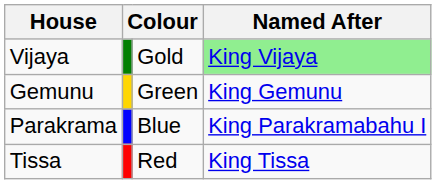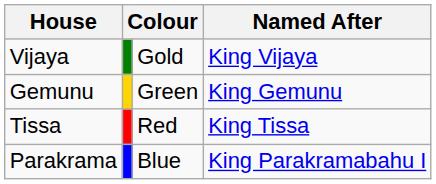(263, 56) lightgreen background -> (263, 56) no background
rows swapped: (36, 160) <-> (63, 126)
